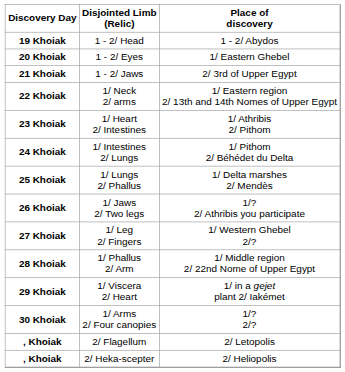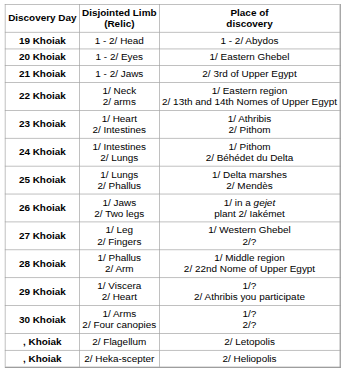(249, 208) 1/? 2/ Athribis you participate -> (249, 208) 1/ in a gejet plant 2/ Iakémet
(249, 291) 1/ in a gejet plant 2/ Iakémet -> (249, 291) 1/? 2/ Athribis you participate
